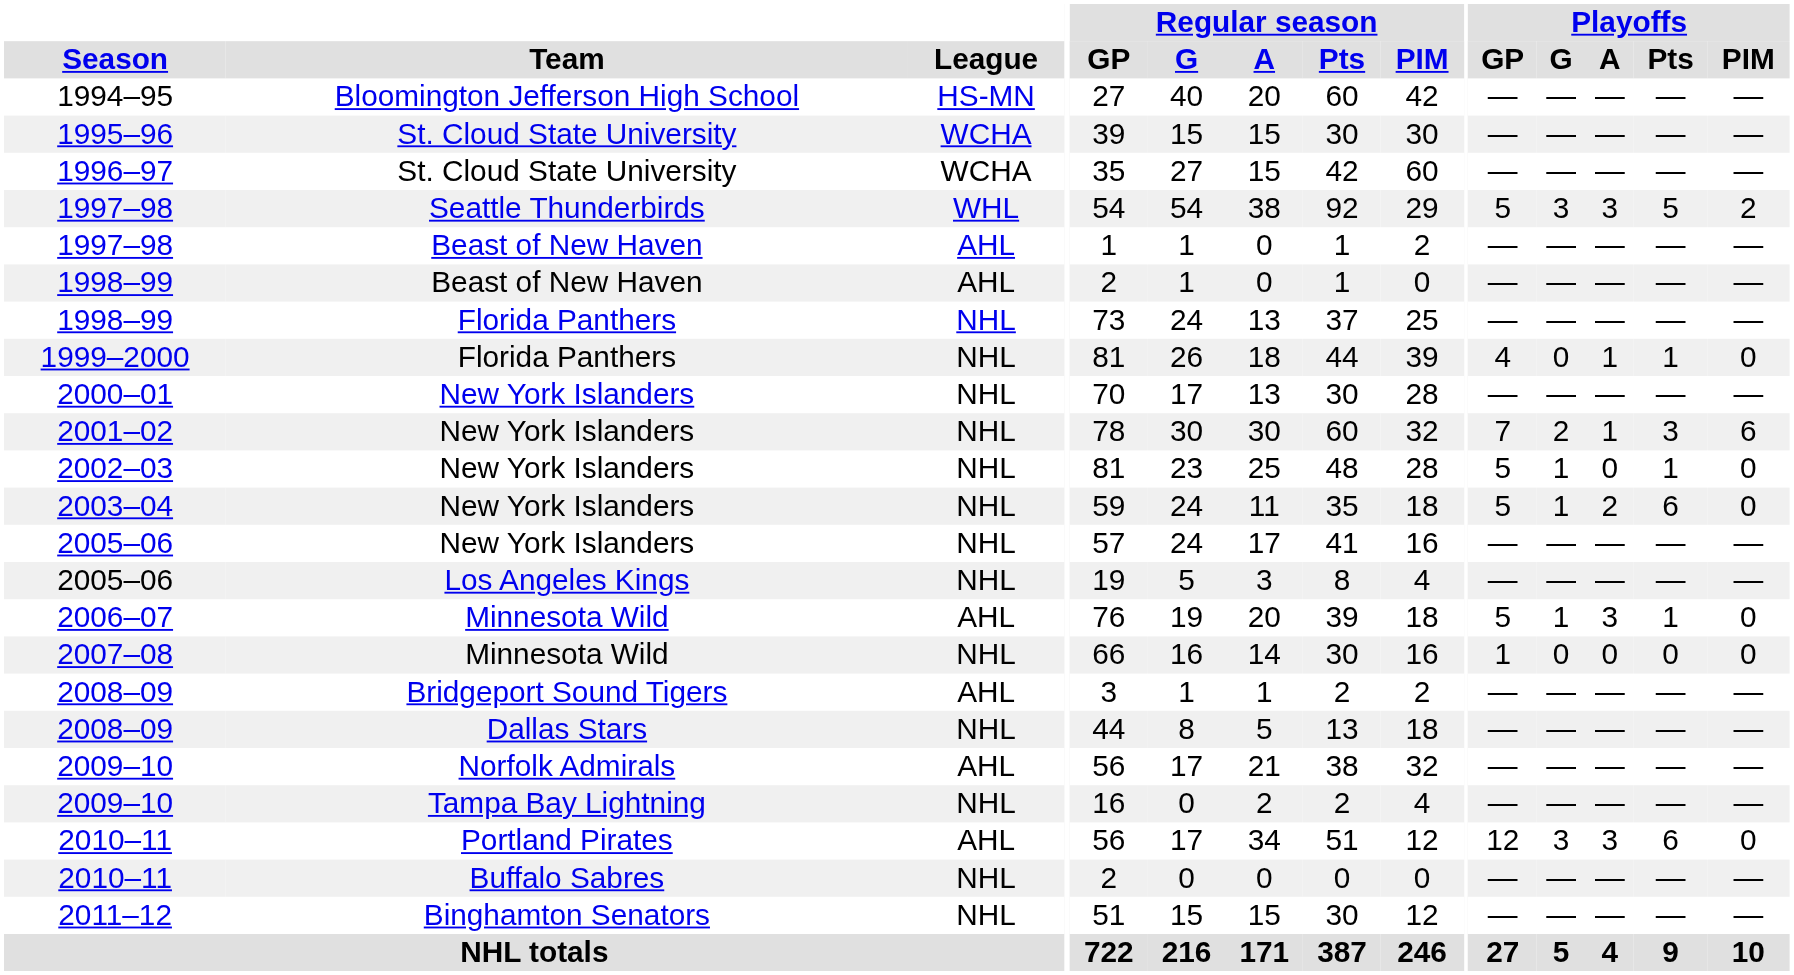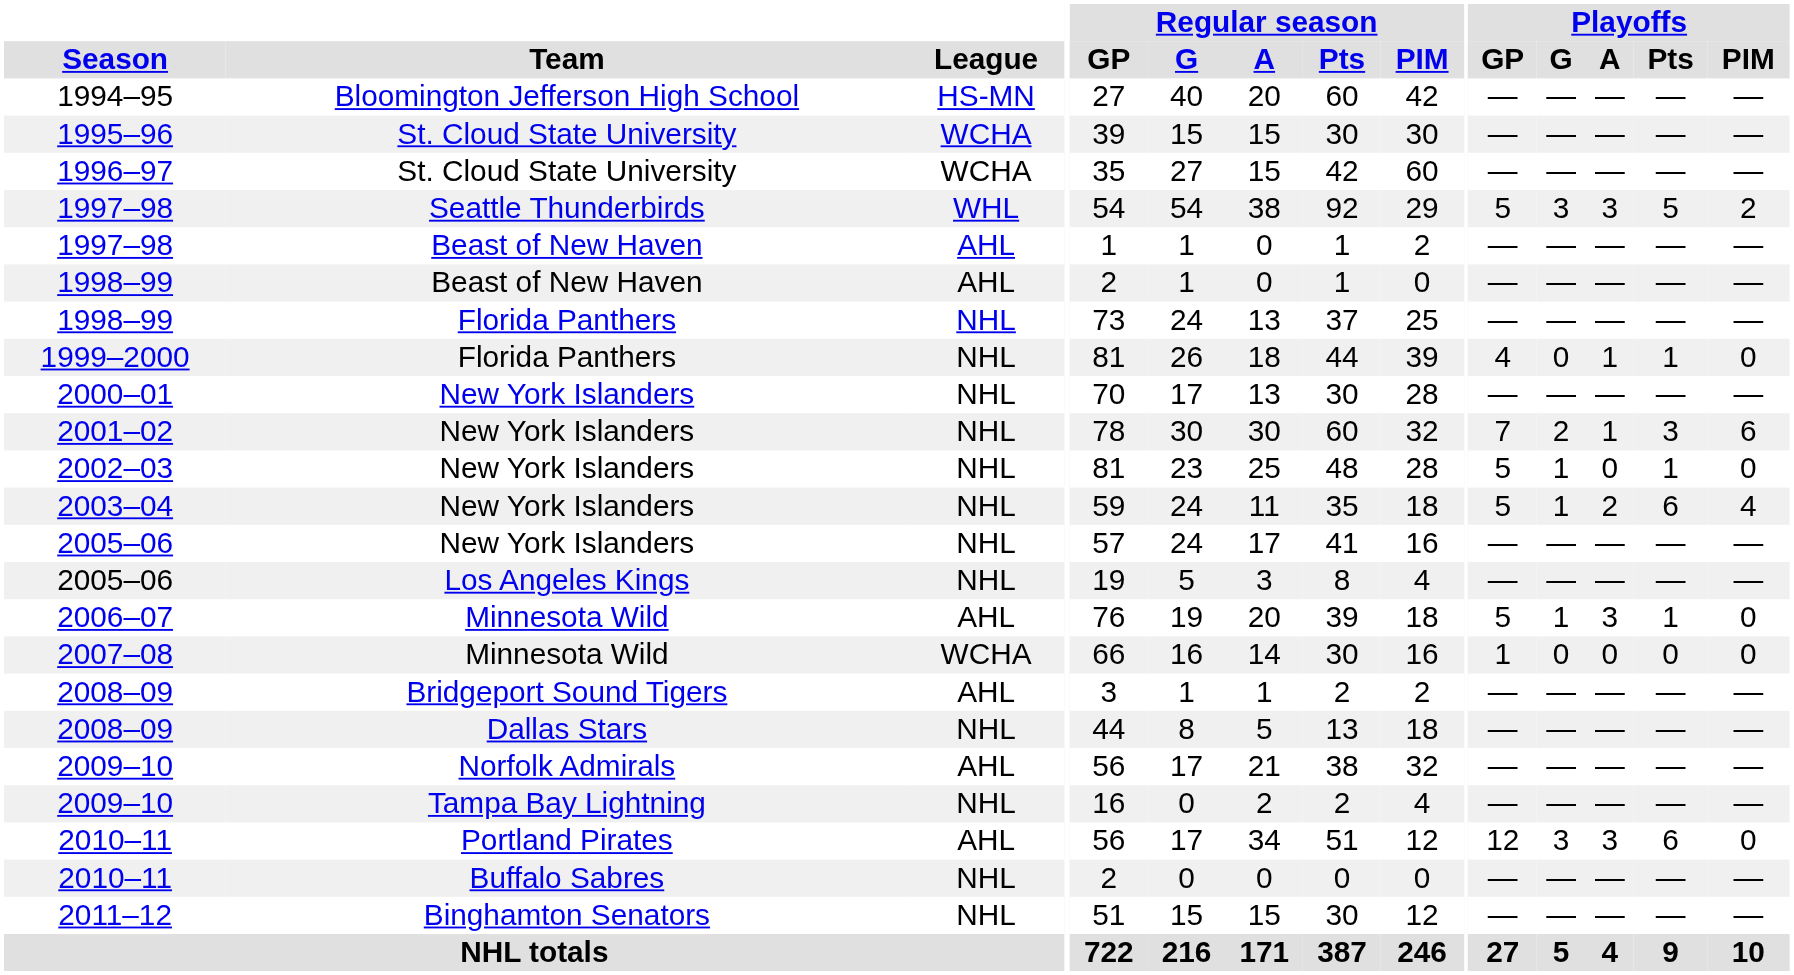(1748, 505) 0 -> (1748, 505) 4
(986, 654) NHL -> (986, 654) WCHA
